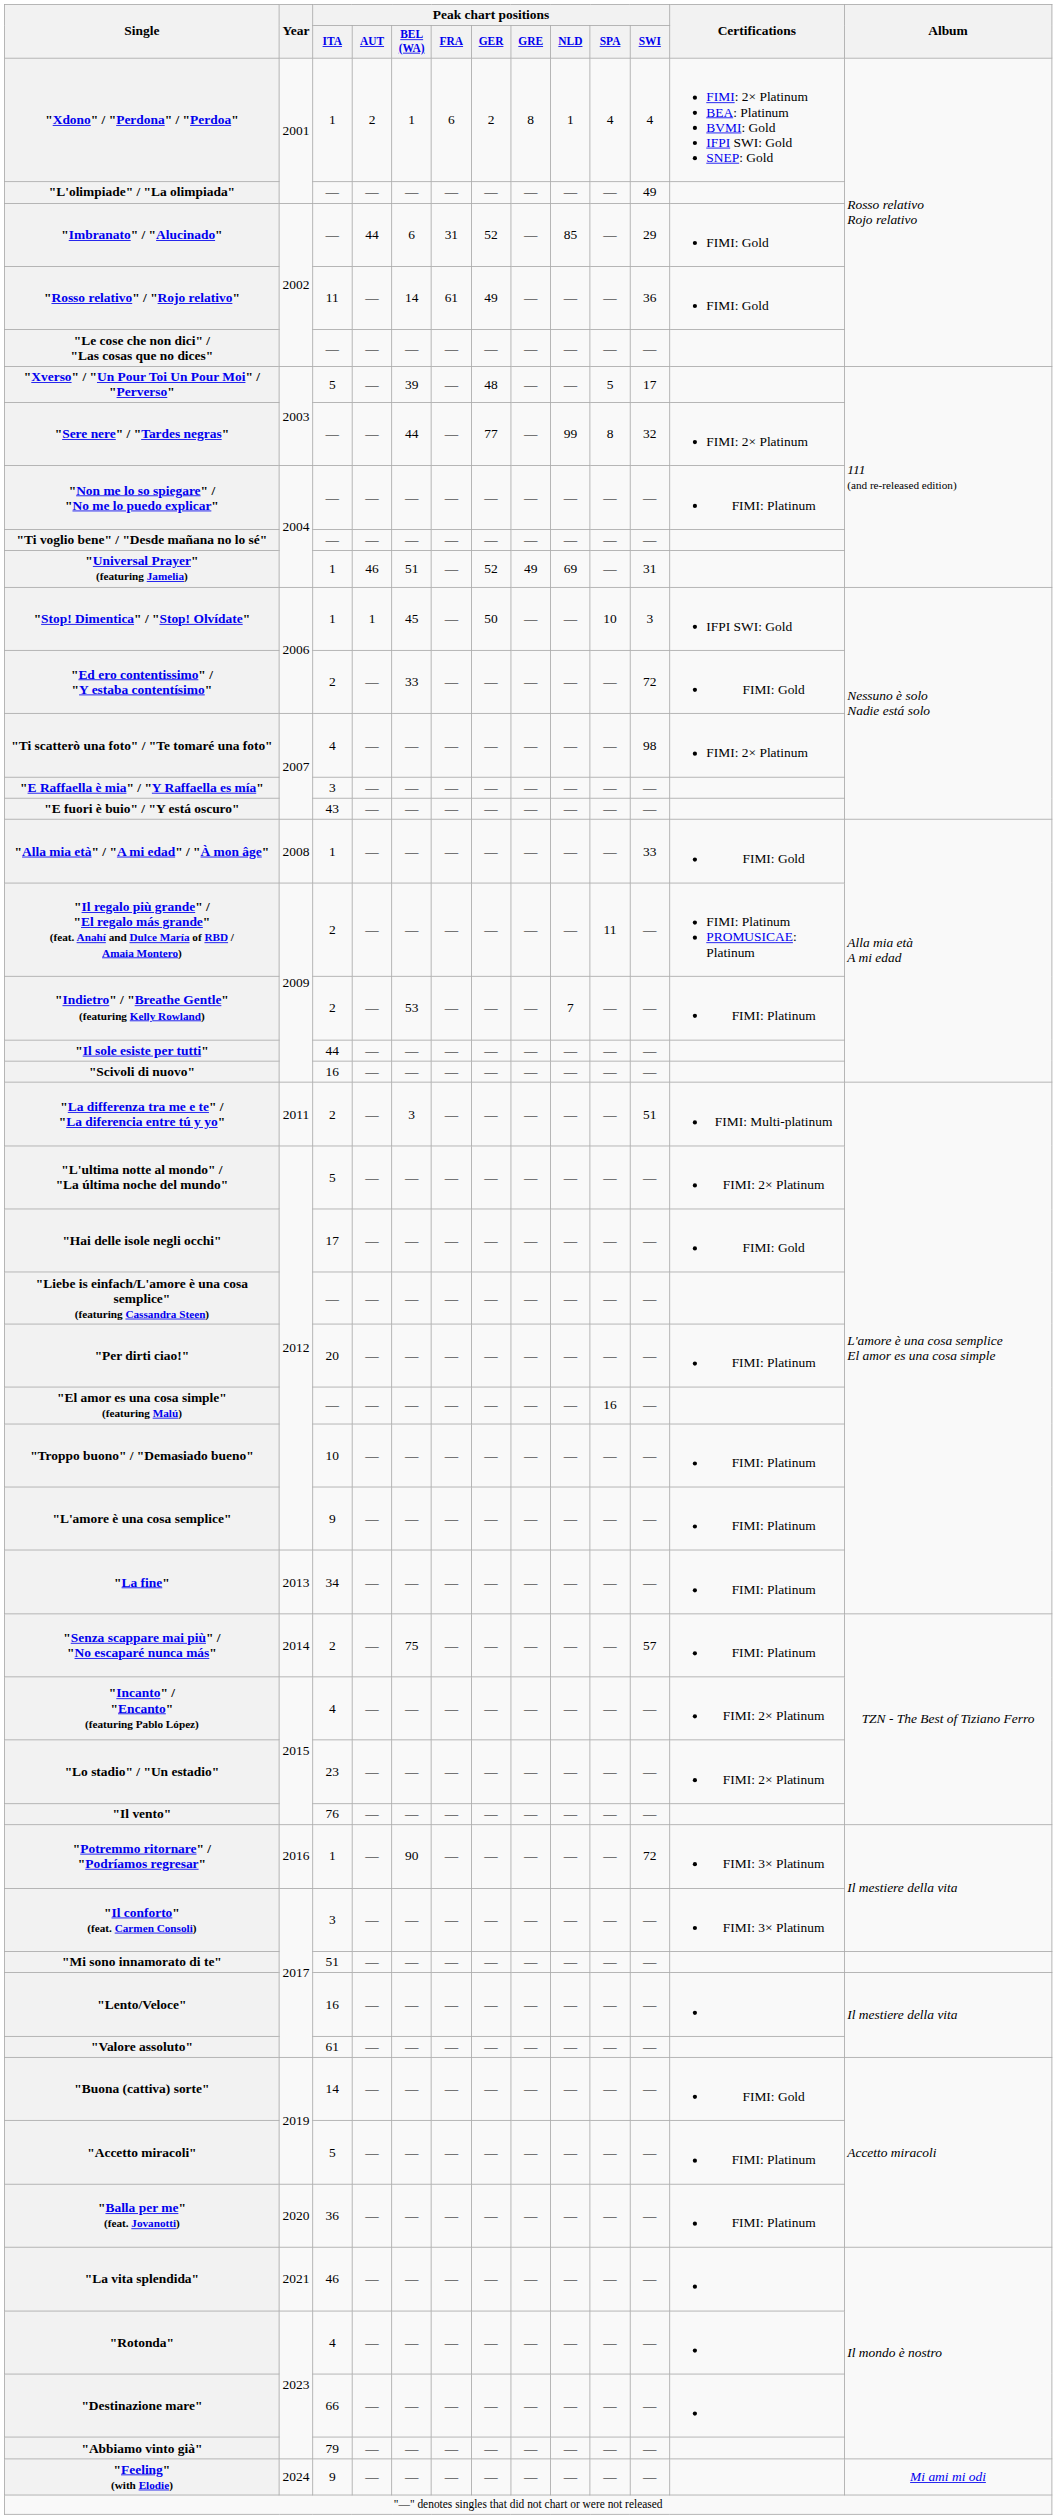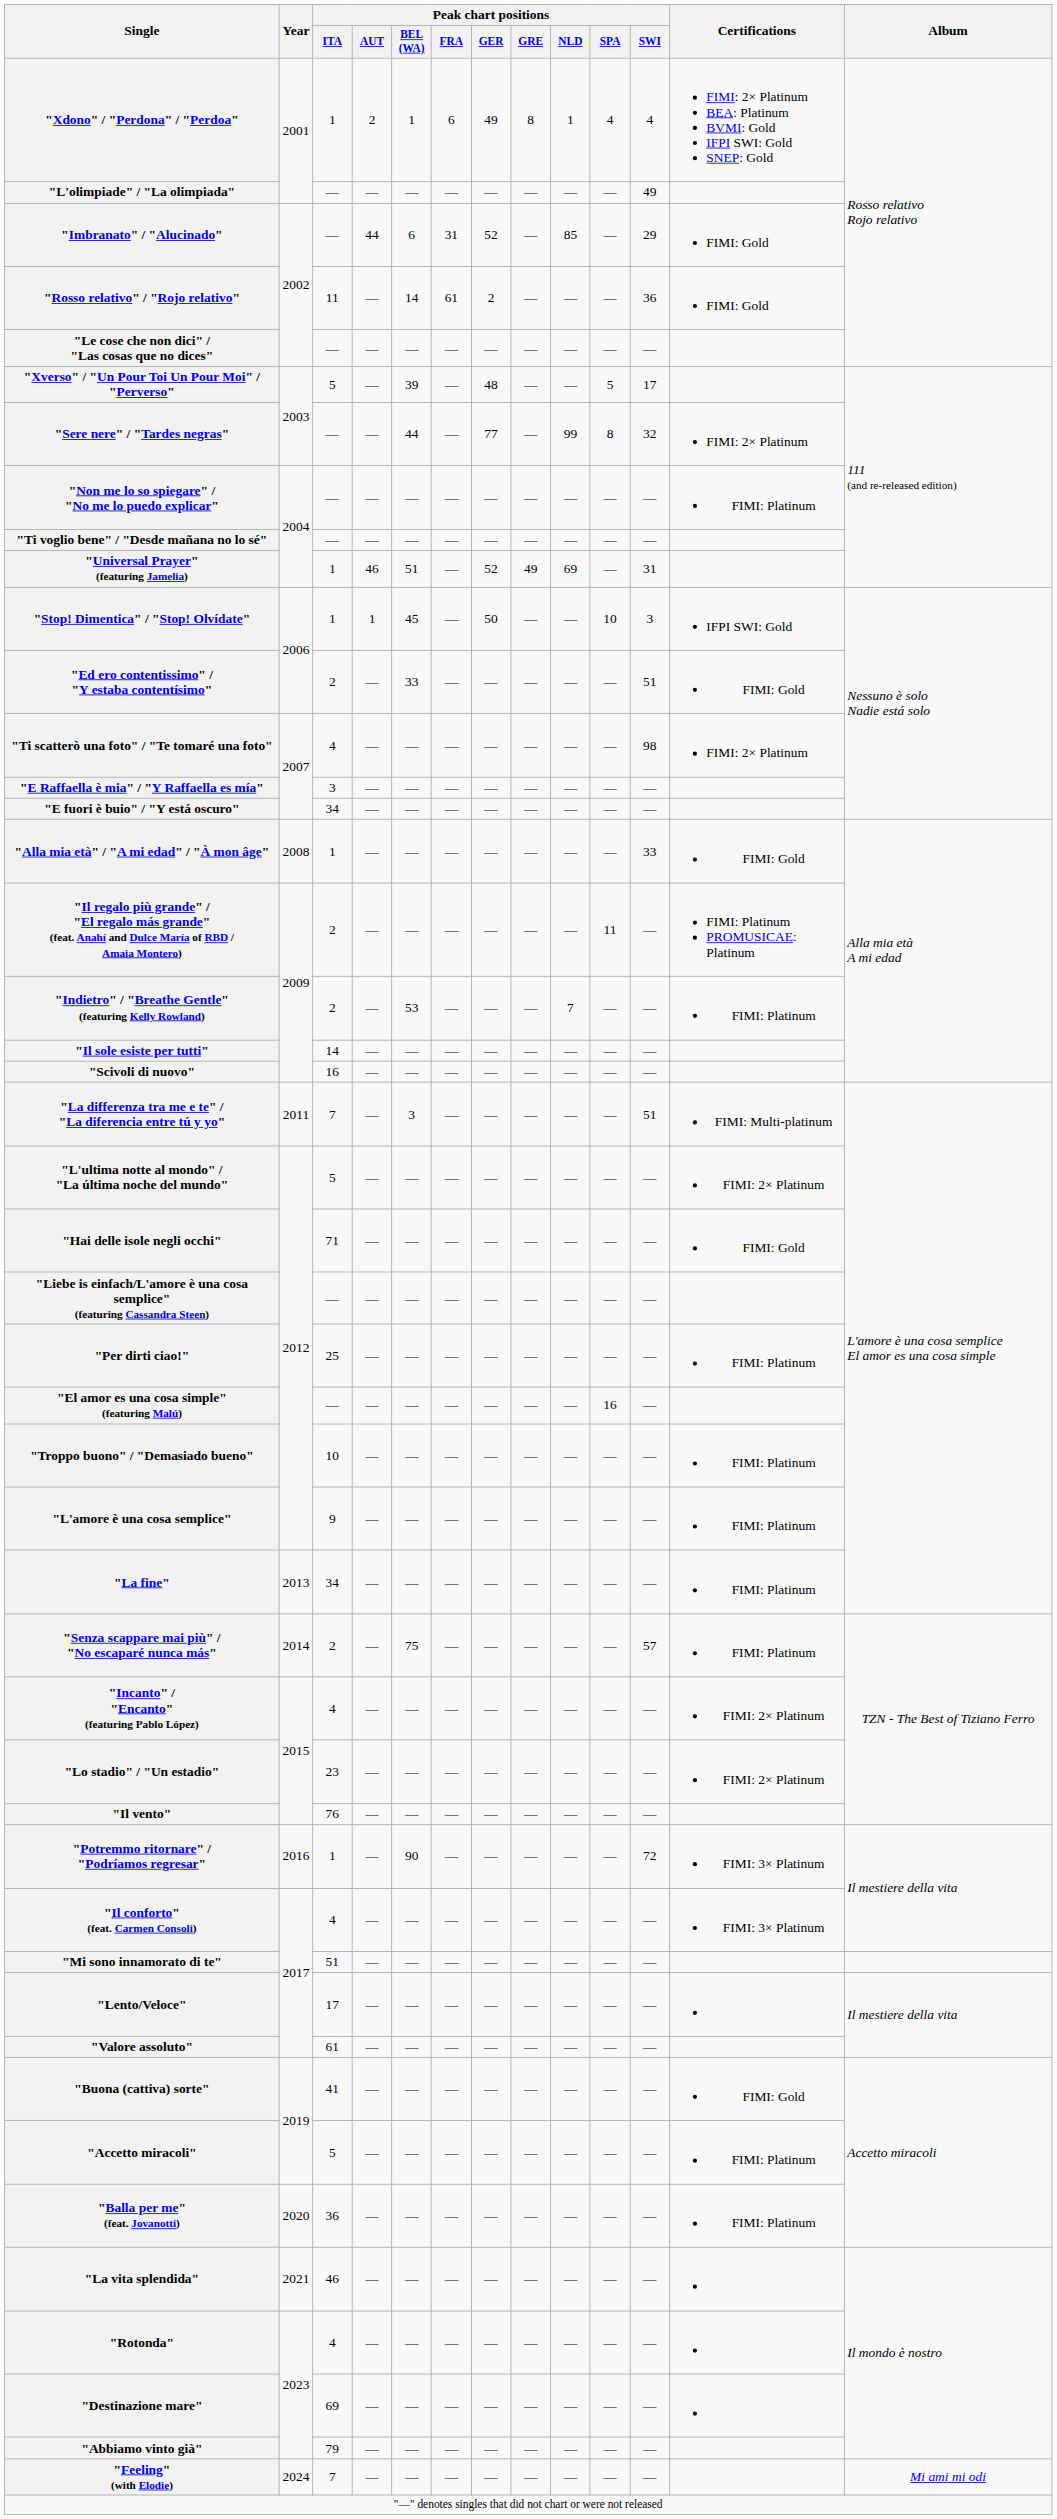(491, 119) 2 -> (491, 119) 49
(491, 298) 49 -> (491, 298) 2
(650, 682) 72 -> (650, 682) 51
(332, 809) 43 -> (332, 809) 34
(332, 1050) 44 -> (332, 1050) 14
(332, 1114) 2 -> (332, 1114) 7
(332, 1240) 17 -> (332, 1240) 71
(332, 1355) 20 -> (332, 1355) 25
(332, 1919) 3 -> (332, 1919) 4
(332, 2004) 16 -> (332, 2004) 17
(332, 2089) 14 -> (332, 2089) 41
(332, 2405) 66 -> (332, 2405) 69
(332, 2476) 9 -> (332, 2476) 7
